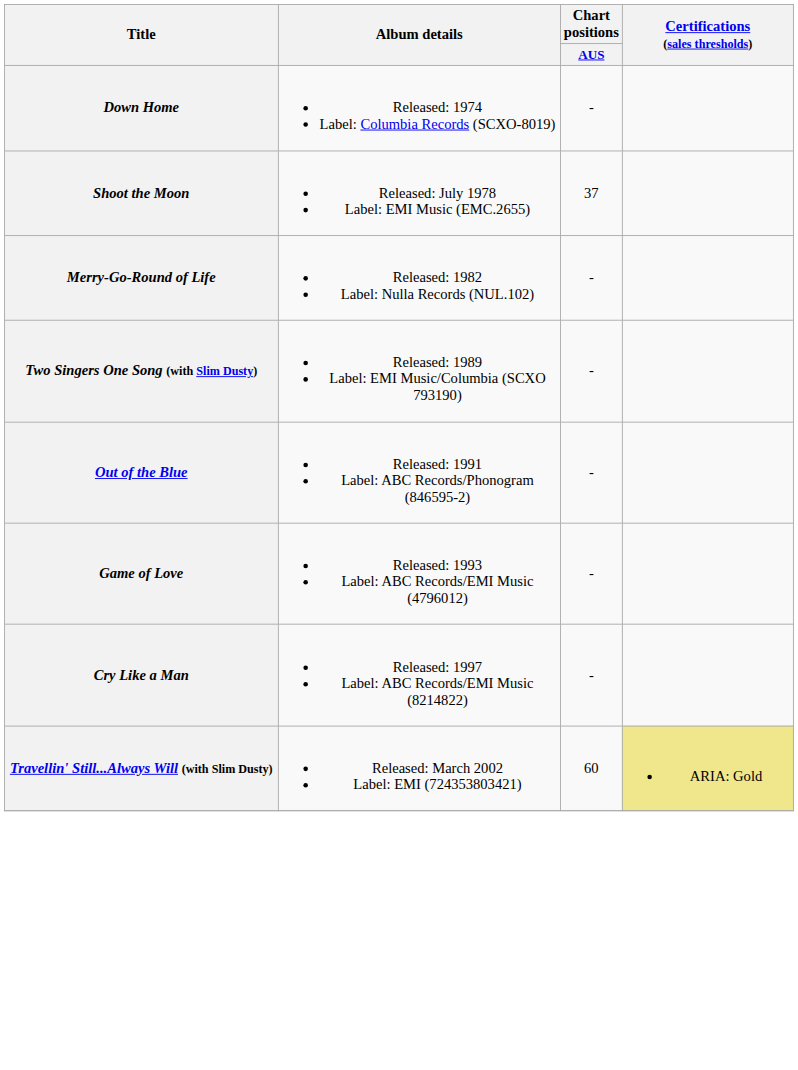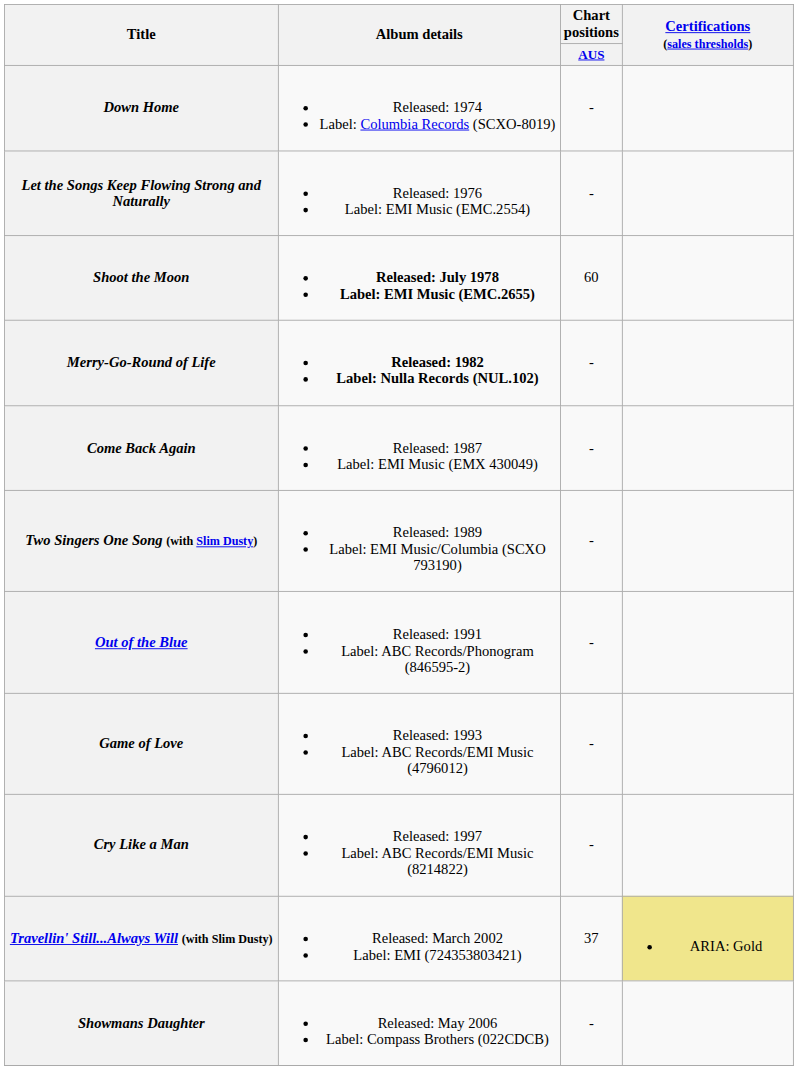+ row: (141, 193)
(419, 201) normal -> (419, 286) bold
(591, 193) 37 -> (591, 278) 60
(419, 286) normal -> (419, 371) bold
+ row: (141, 447)
(591, 768) 60 -> (591, 938) 37
+ row: (141, 1023)
